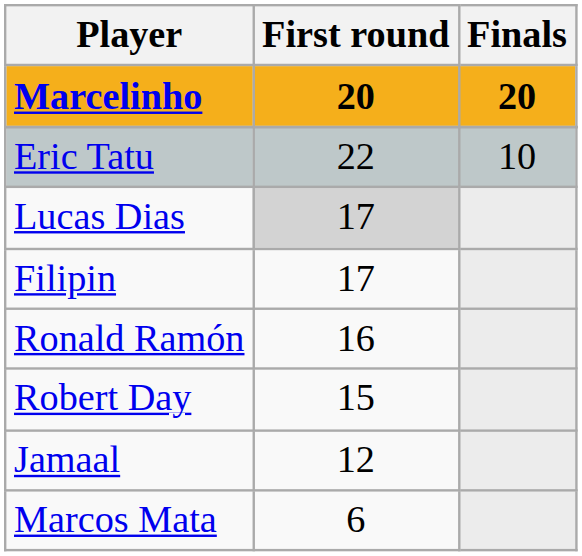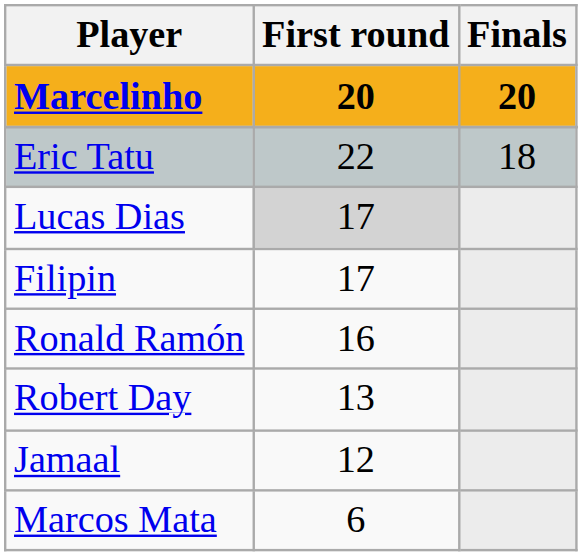(517, 156) 10 -> (517, 156) 18
(356, 398) 15 -> (356, 398) 13
